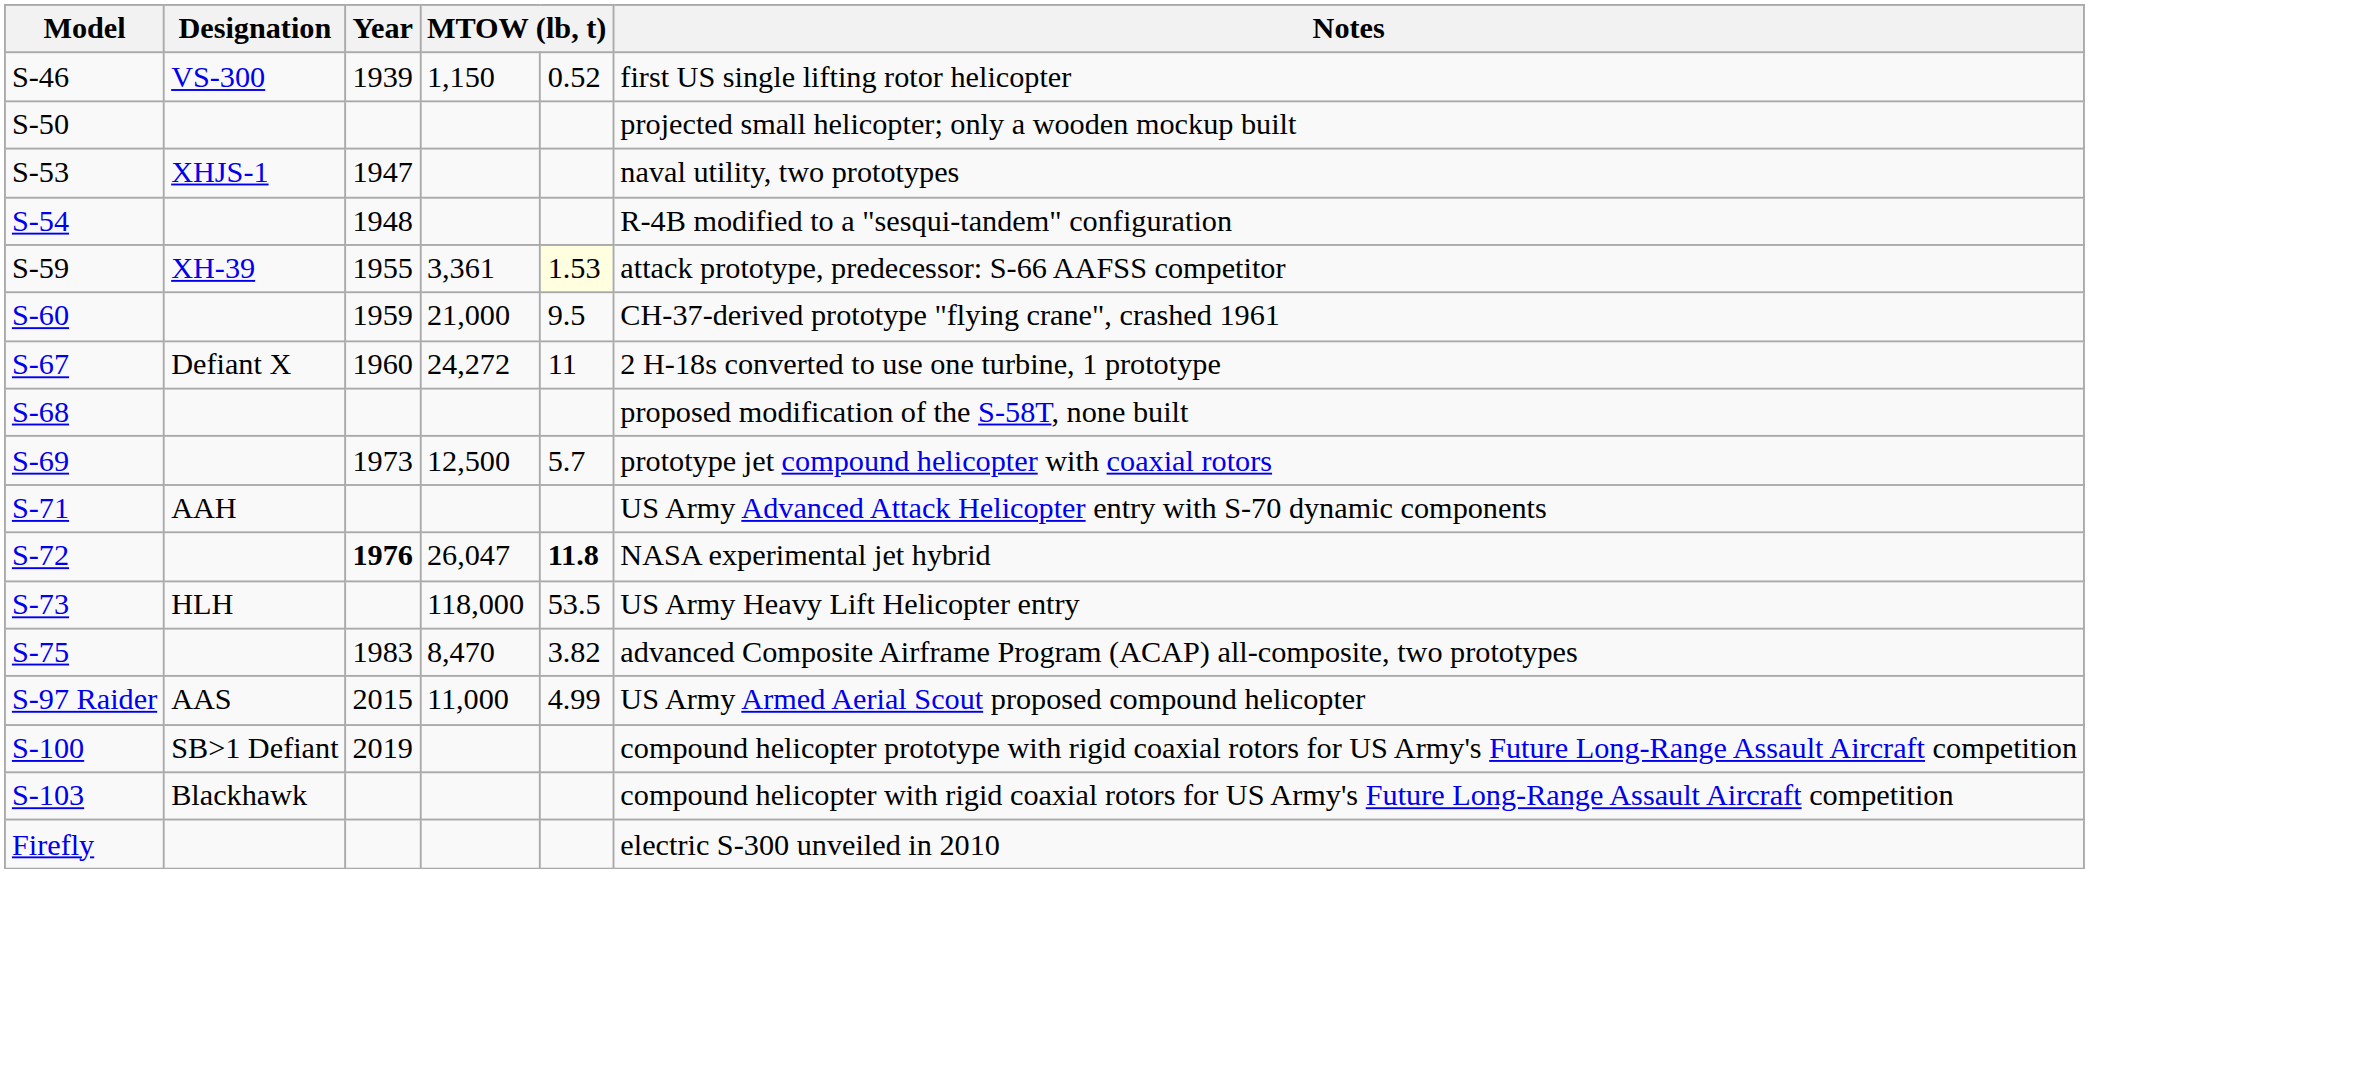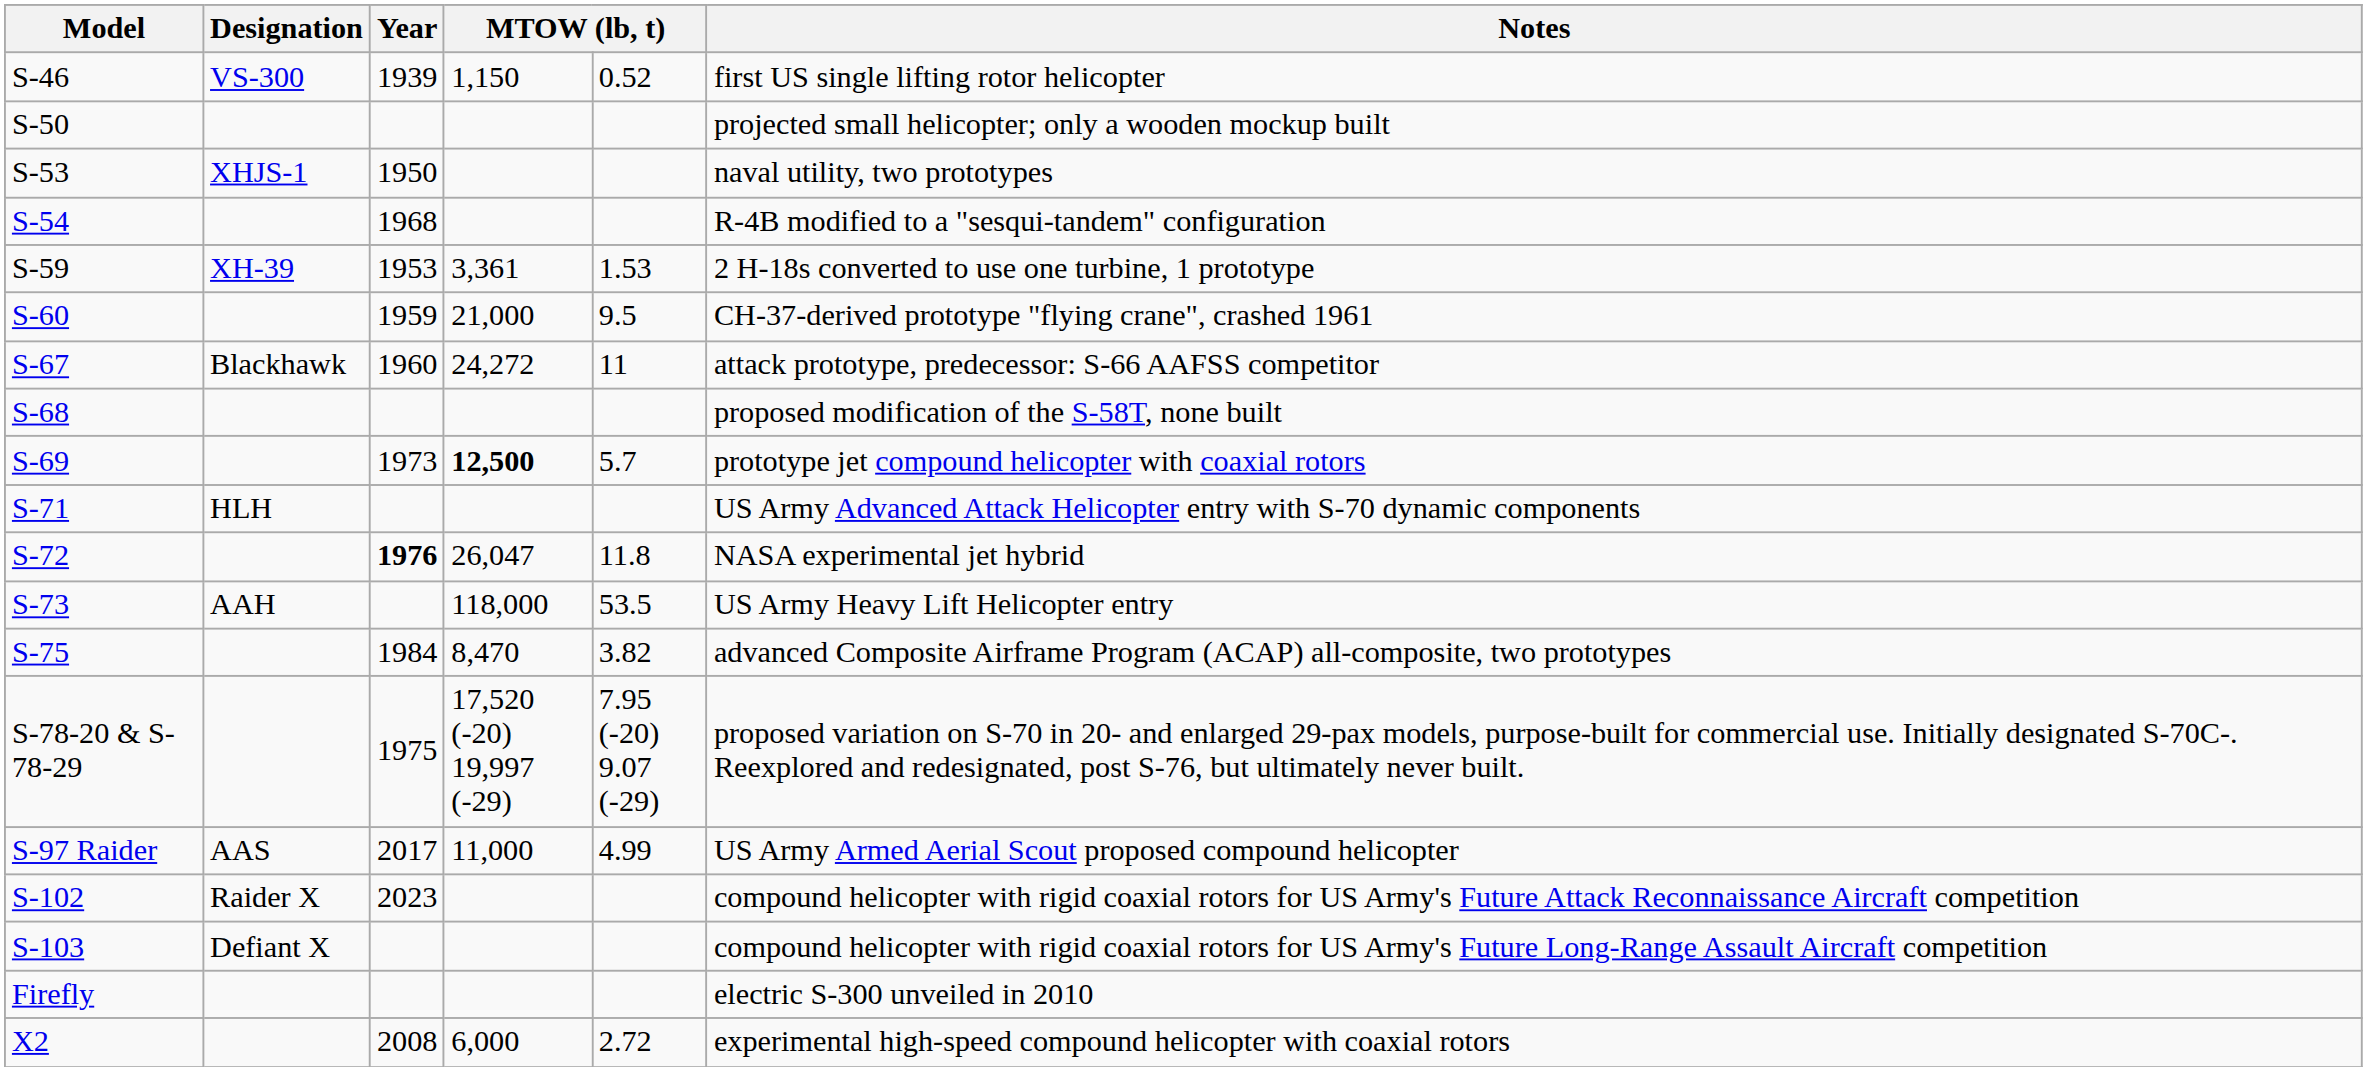(383, 172) 1947 -> (407, 172) 1950
(383, 220) 1948 -> (407, 220) 1968
(383, 268) 1955 -> (407, 268) 1953
(574, 268) lightyellow background -> (625, 268) no background
(953, 268) attack prototype, predecessor: S-66 AAFSS competitor -> (1014, 268) 2 H-18s converted to use one turbine, 1 prototype
(231, 364) Defiant X -> (278, 364) Blackhawk
(921, 364) 2 H-18s converted to use one turbine, 1 prototype -> (1046, 364) attack prototype, predecessor: S-66 AAFSS competitor
(468, 460) normal -> (493, 460) bold
(204, 508) AAH -> (241, 508) HLH
(573, 556) bold -> (625, 556) normal
(202, 603) HLH -> (243, 603) AAH
(383, 651) 1983 -> (407, 651) 1984
+ row: (93, 750)
(383, 699) 2015 -> (407, 849) 2017
- row: (48, 747)
+ row: (48, 897)
(239, 795) Blackhawk -> (270, 945) Defiant X
+ row: (30, 1041)
